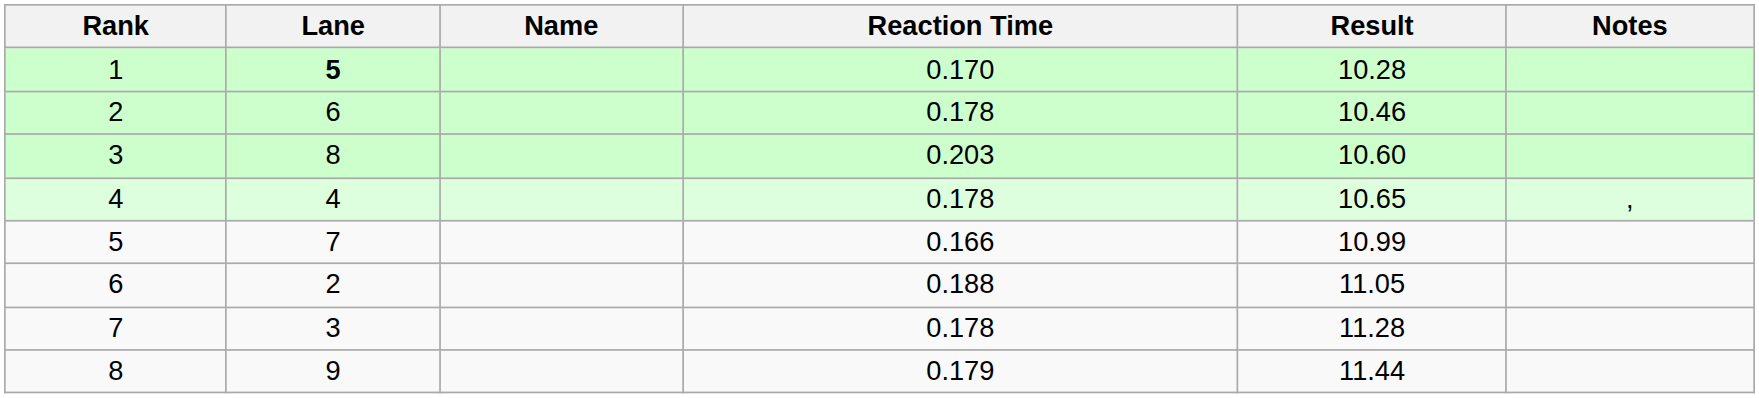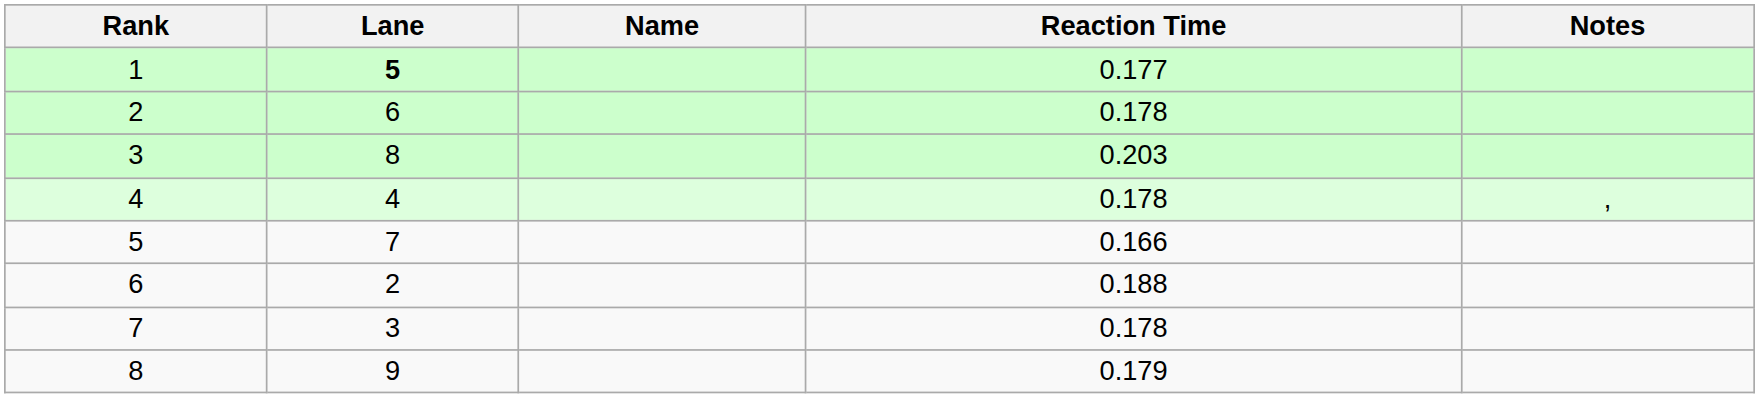- column: (1372, 26)
(960, 69) 0.170 -> (1134, 69) 0.177
